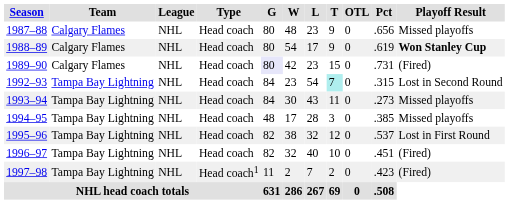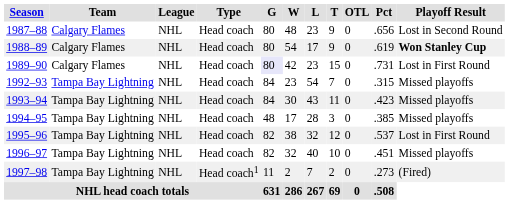(436, 30) Missed playoffs -> (451, 30) Lost in Second Round
(415, 65) (Fired) -> (444, 65) Lost in First Round
(332, 82) paleturquoise background -> (332, 82) no background
(451, 82) Lost in Second Round -> (436, 82) Missed playoffs
(384, 100) .273 -> (384, 100) .423
(415, 153) (Fired) -> (436, 153) Missed playoffs
(384, 172) .423 -> (384, 172) .273
